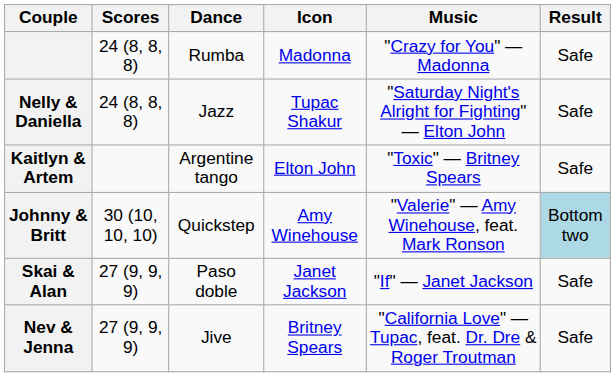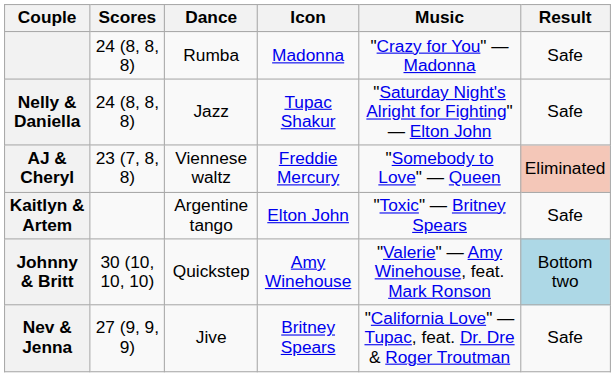+ row: (47, 168)
- row: (48, 281)
